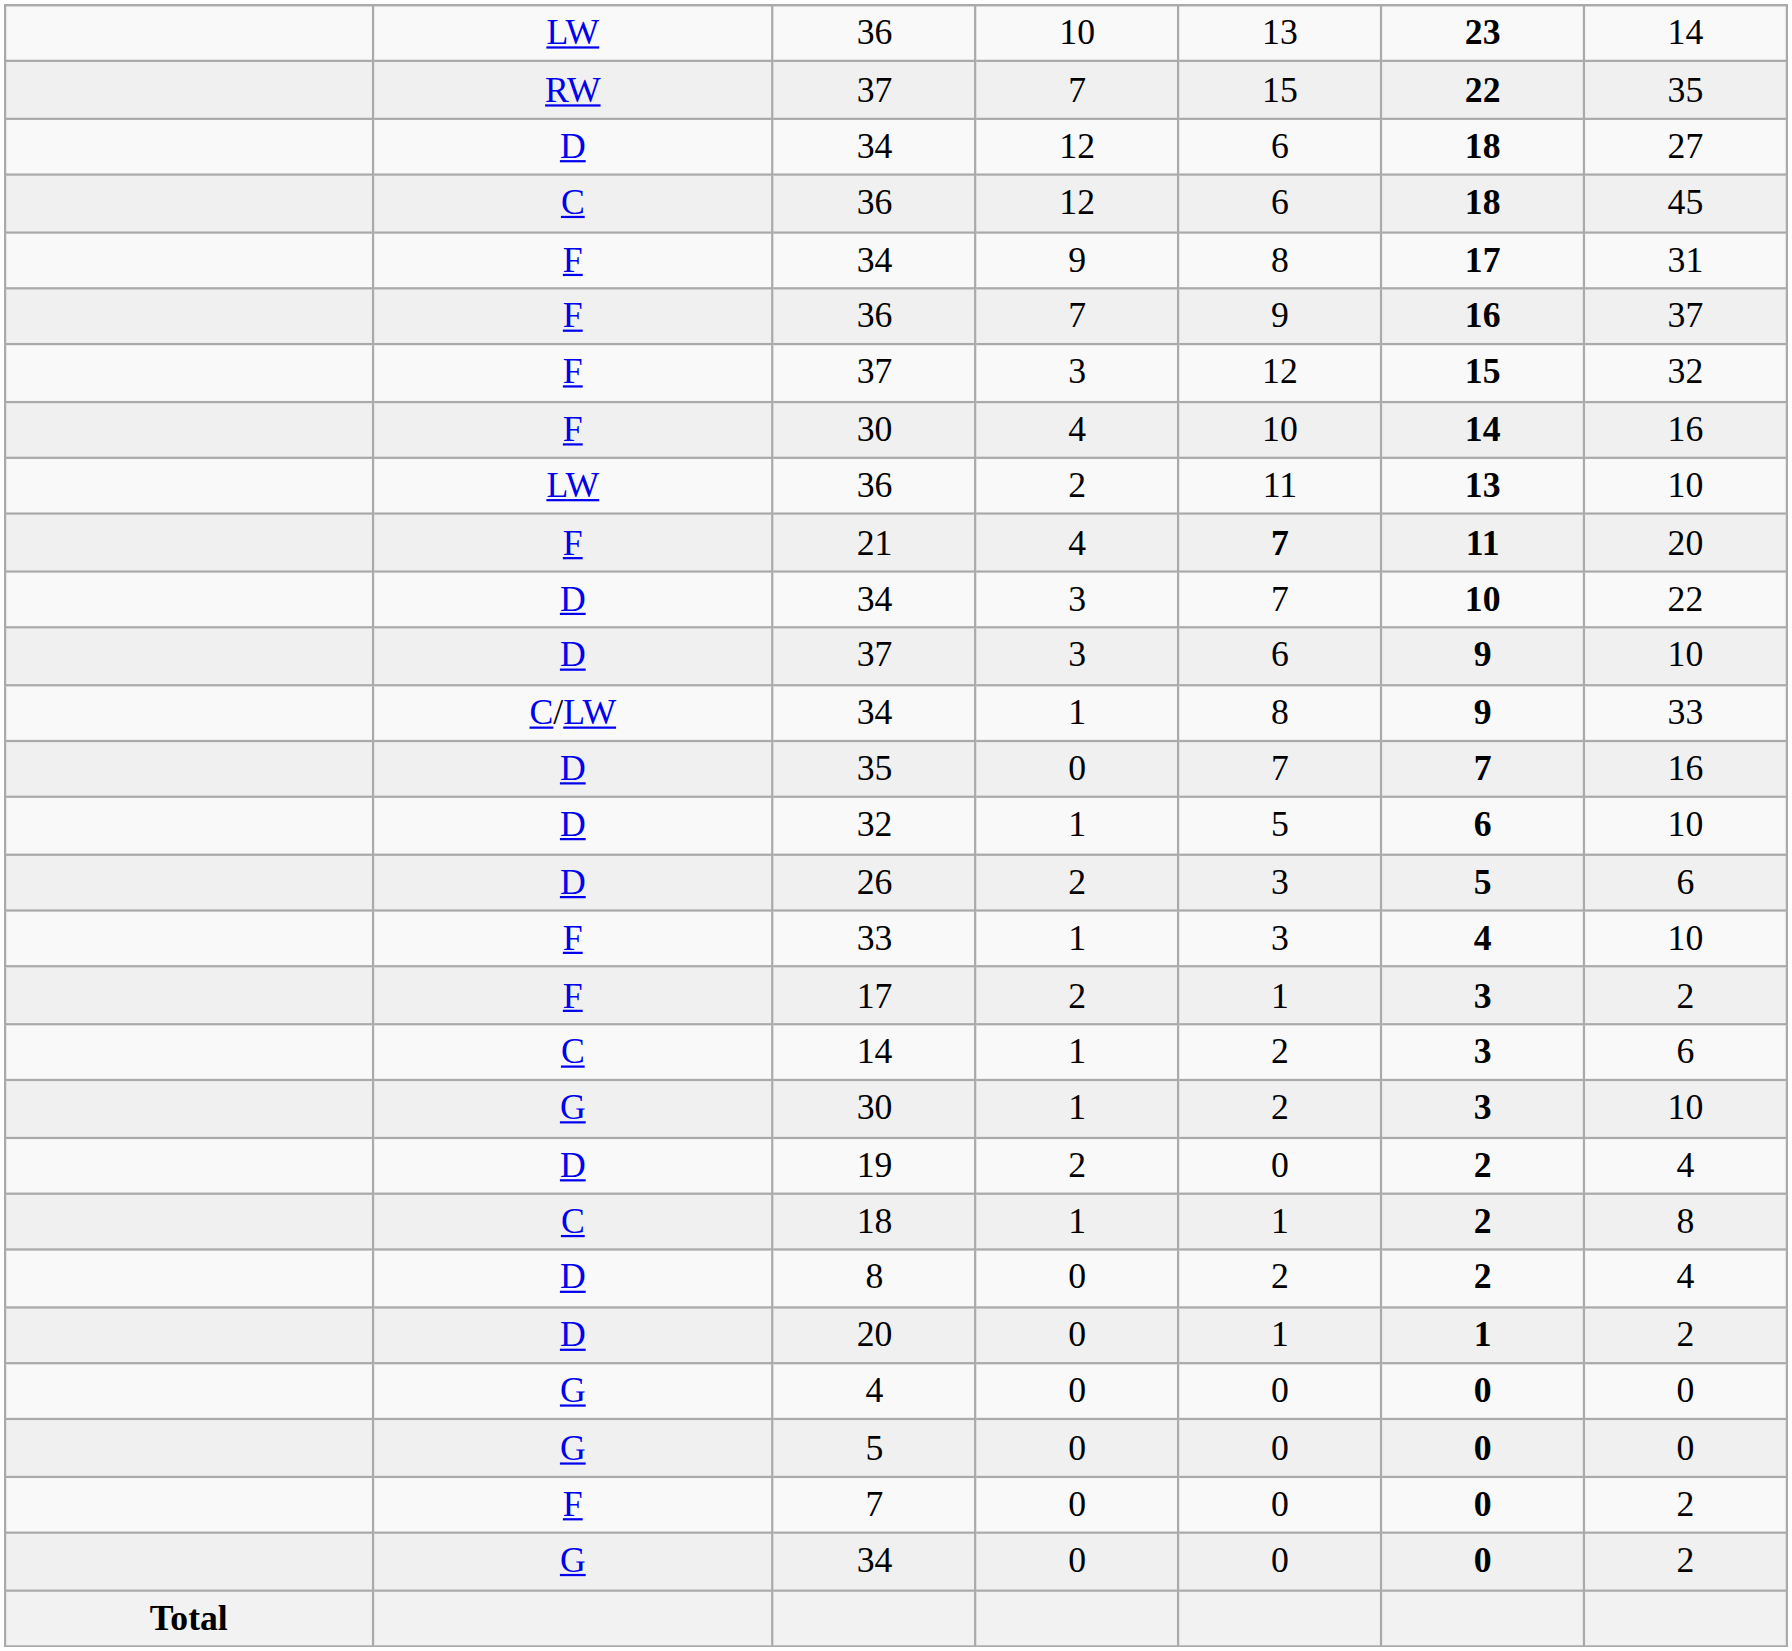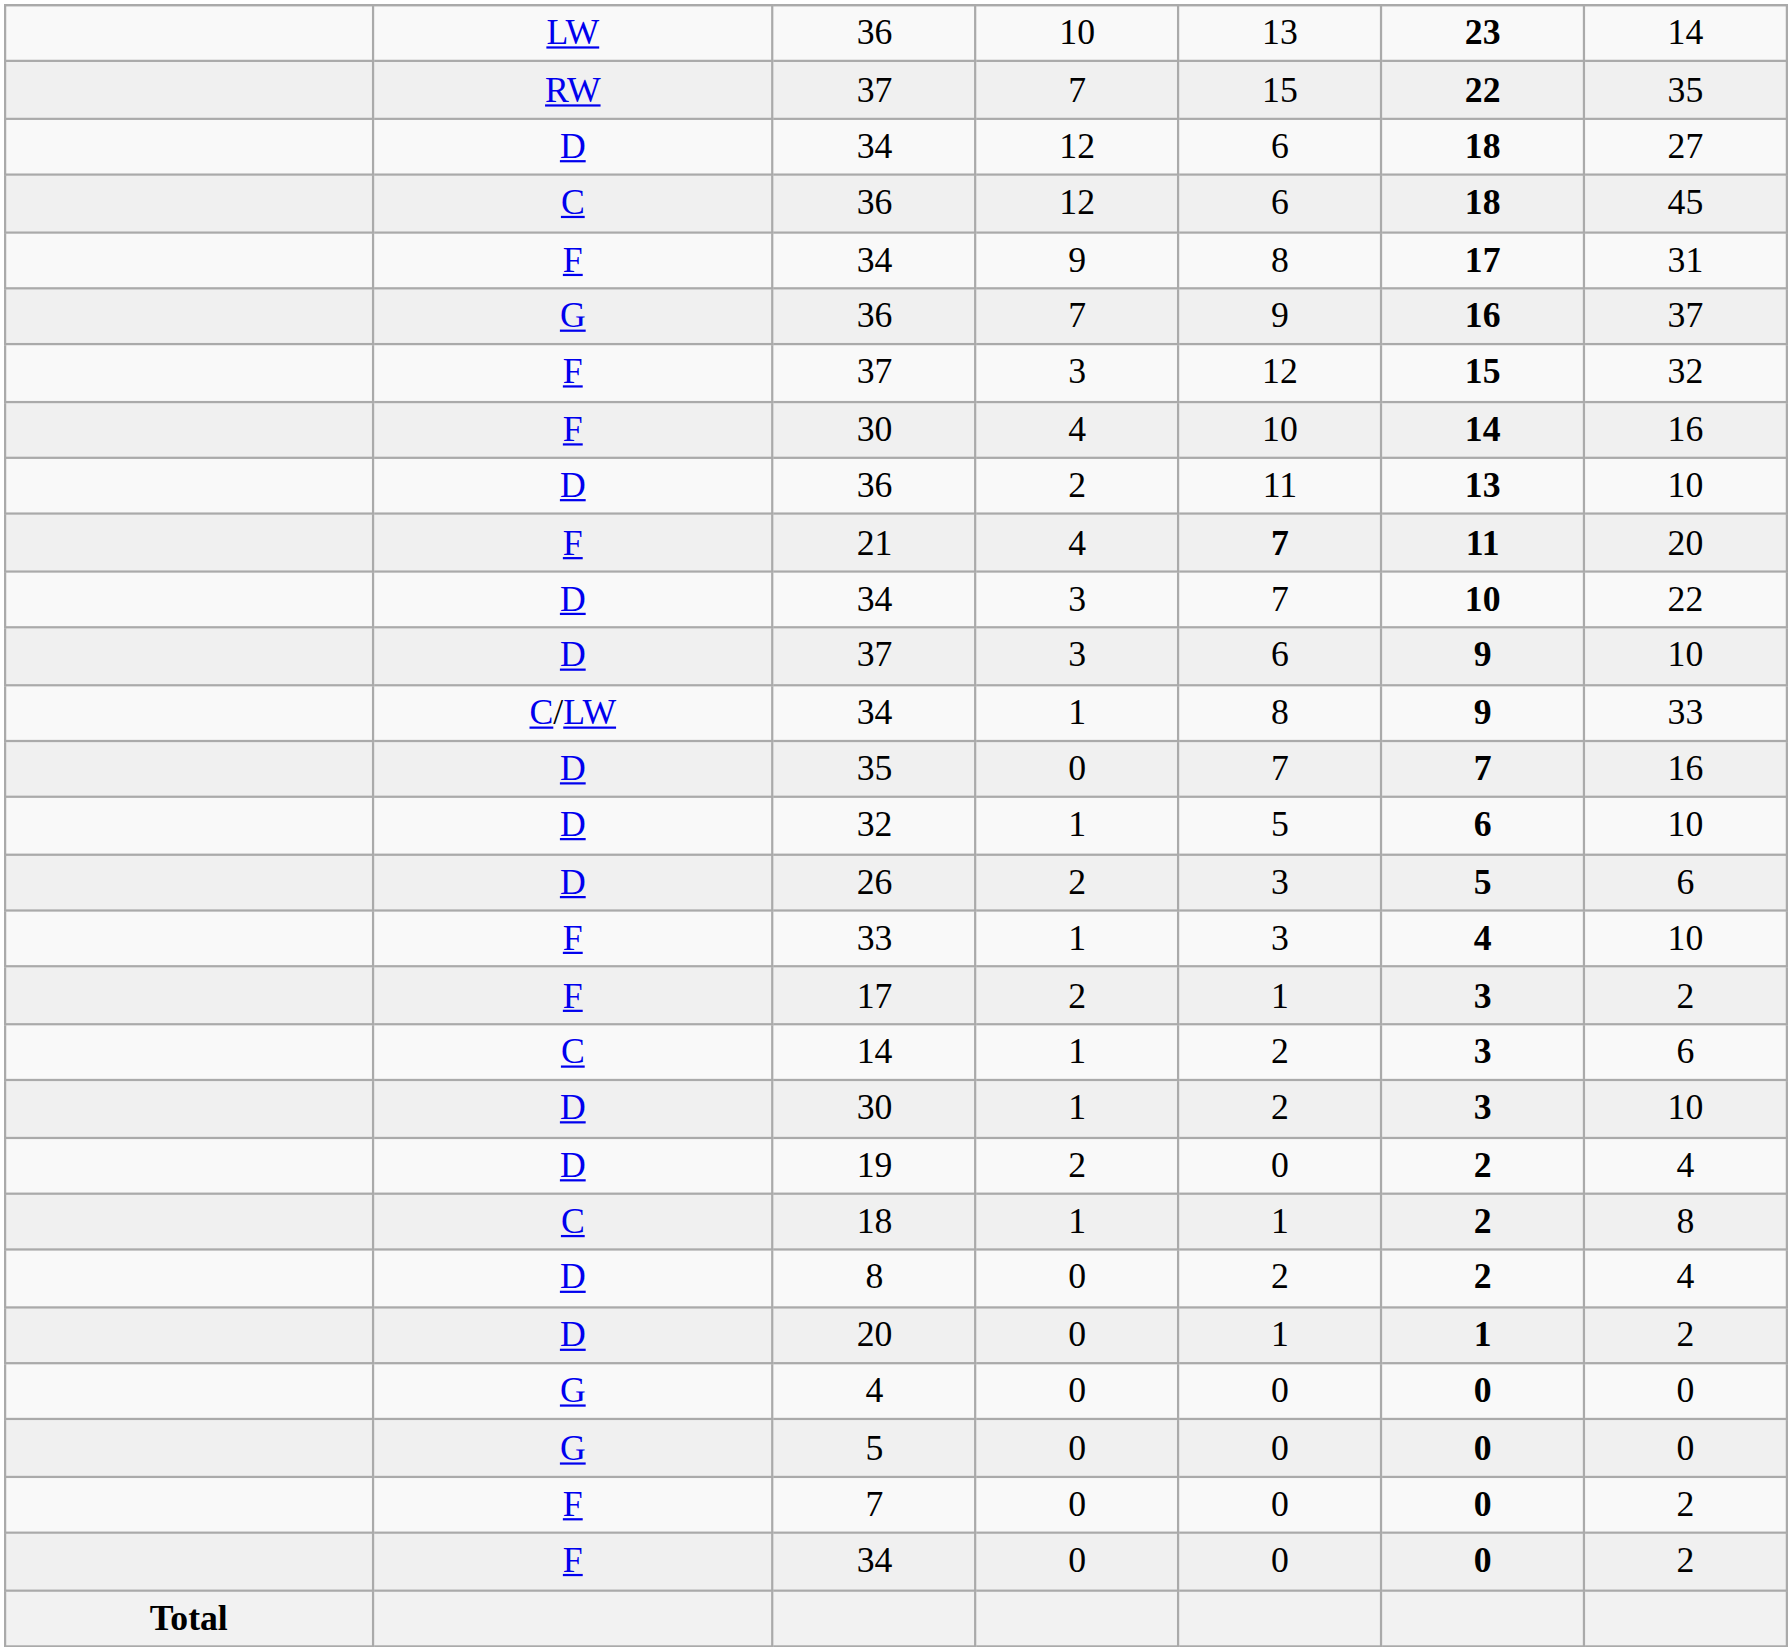(573, 315) F -> (573, 315) G
(573, 485) LW -> (573, 485) D
(573, 1107) G -> (573, 1107) D
(573, 1560) G -> (573, 1560) F
